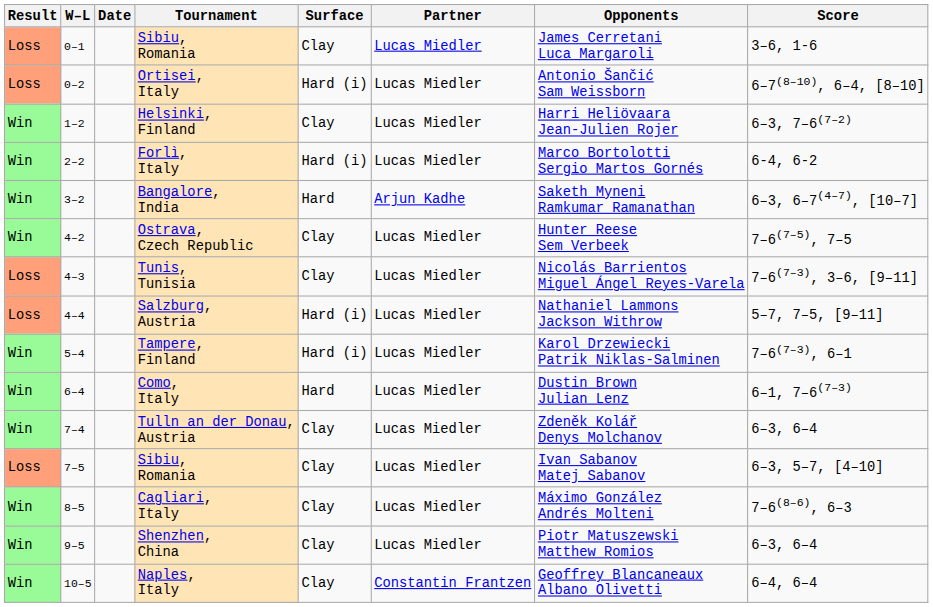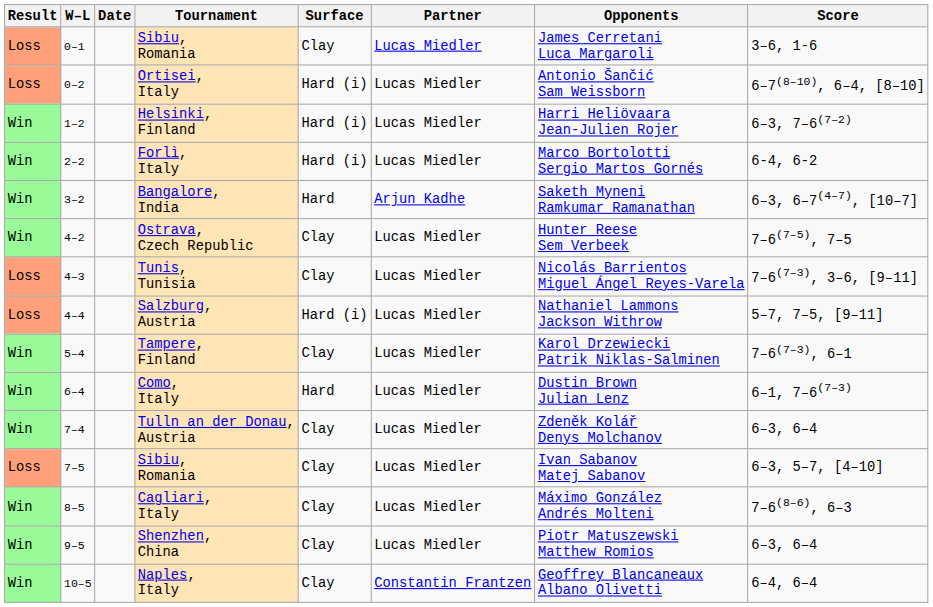(318, 123) Clay -> (335, 123) Hard (i)
(335, 353) Hard (i) -> (318, 353) Clay
